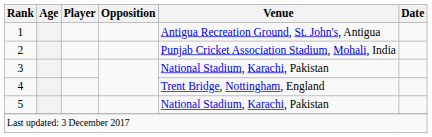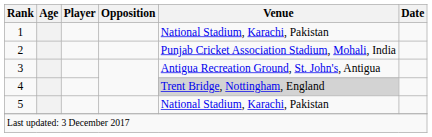(271, 31) Antigua Recreation Ground, St. John's, Antigua -> (245, 31) National Stadium, Karachi, Pakistan
(245, 68) National Stadium, Karachi, Pakistan -> (271, 68) Antigua Recreation Ground, St. John's, Antigua
(243, 86) no background -> (243, 86) lightgrey background
